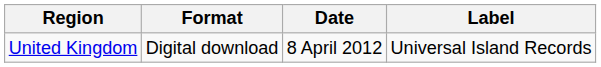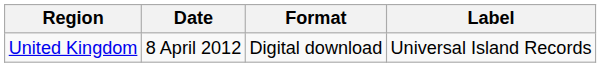columns swapped: (334, 18) <-> (212, 18)
